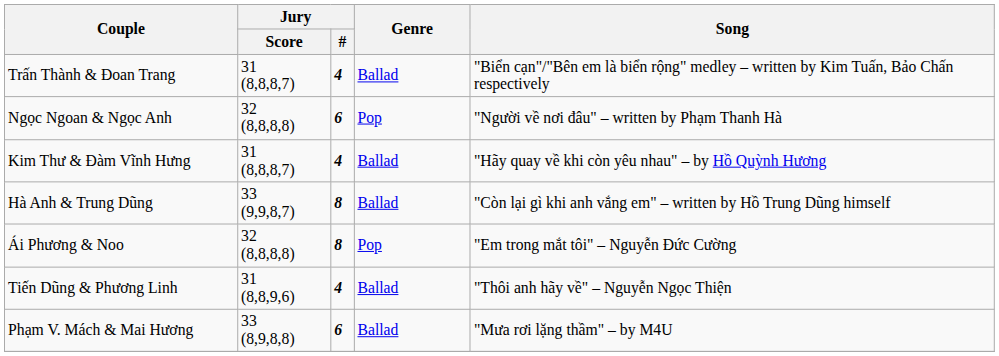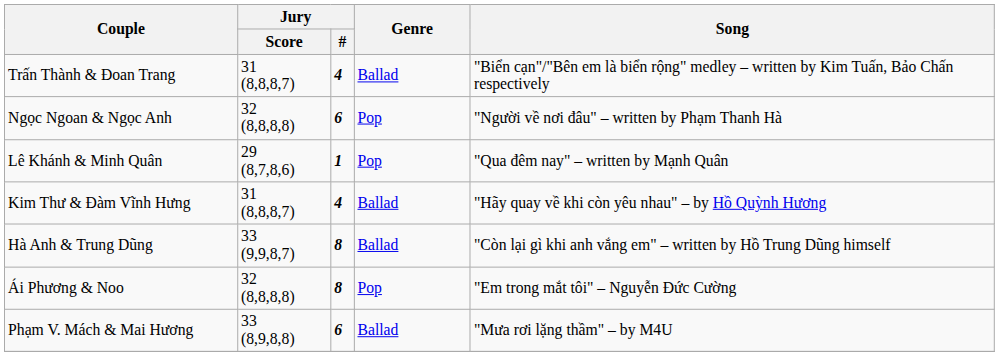+ row: (85, 160)
- row: (93, 288)
